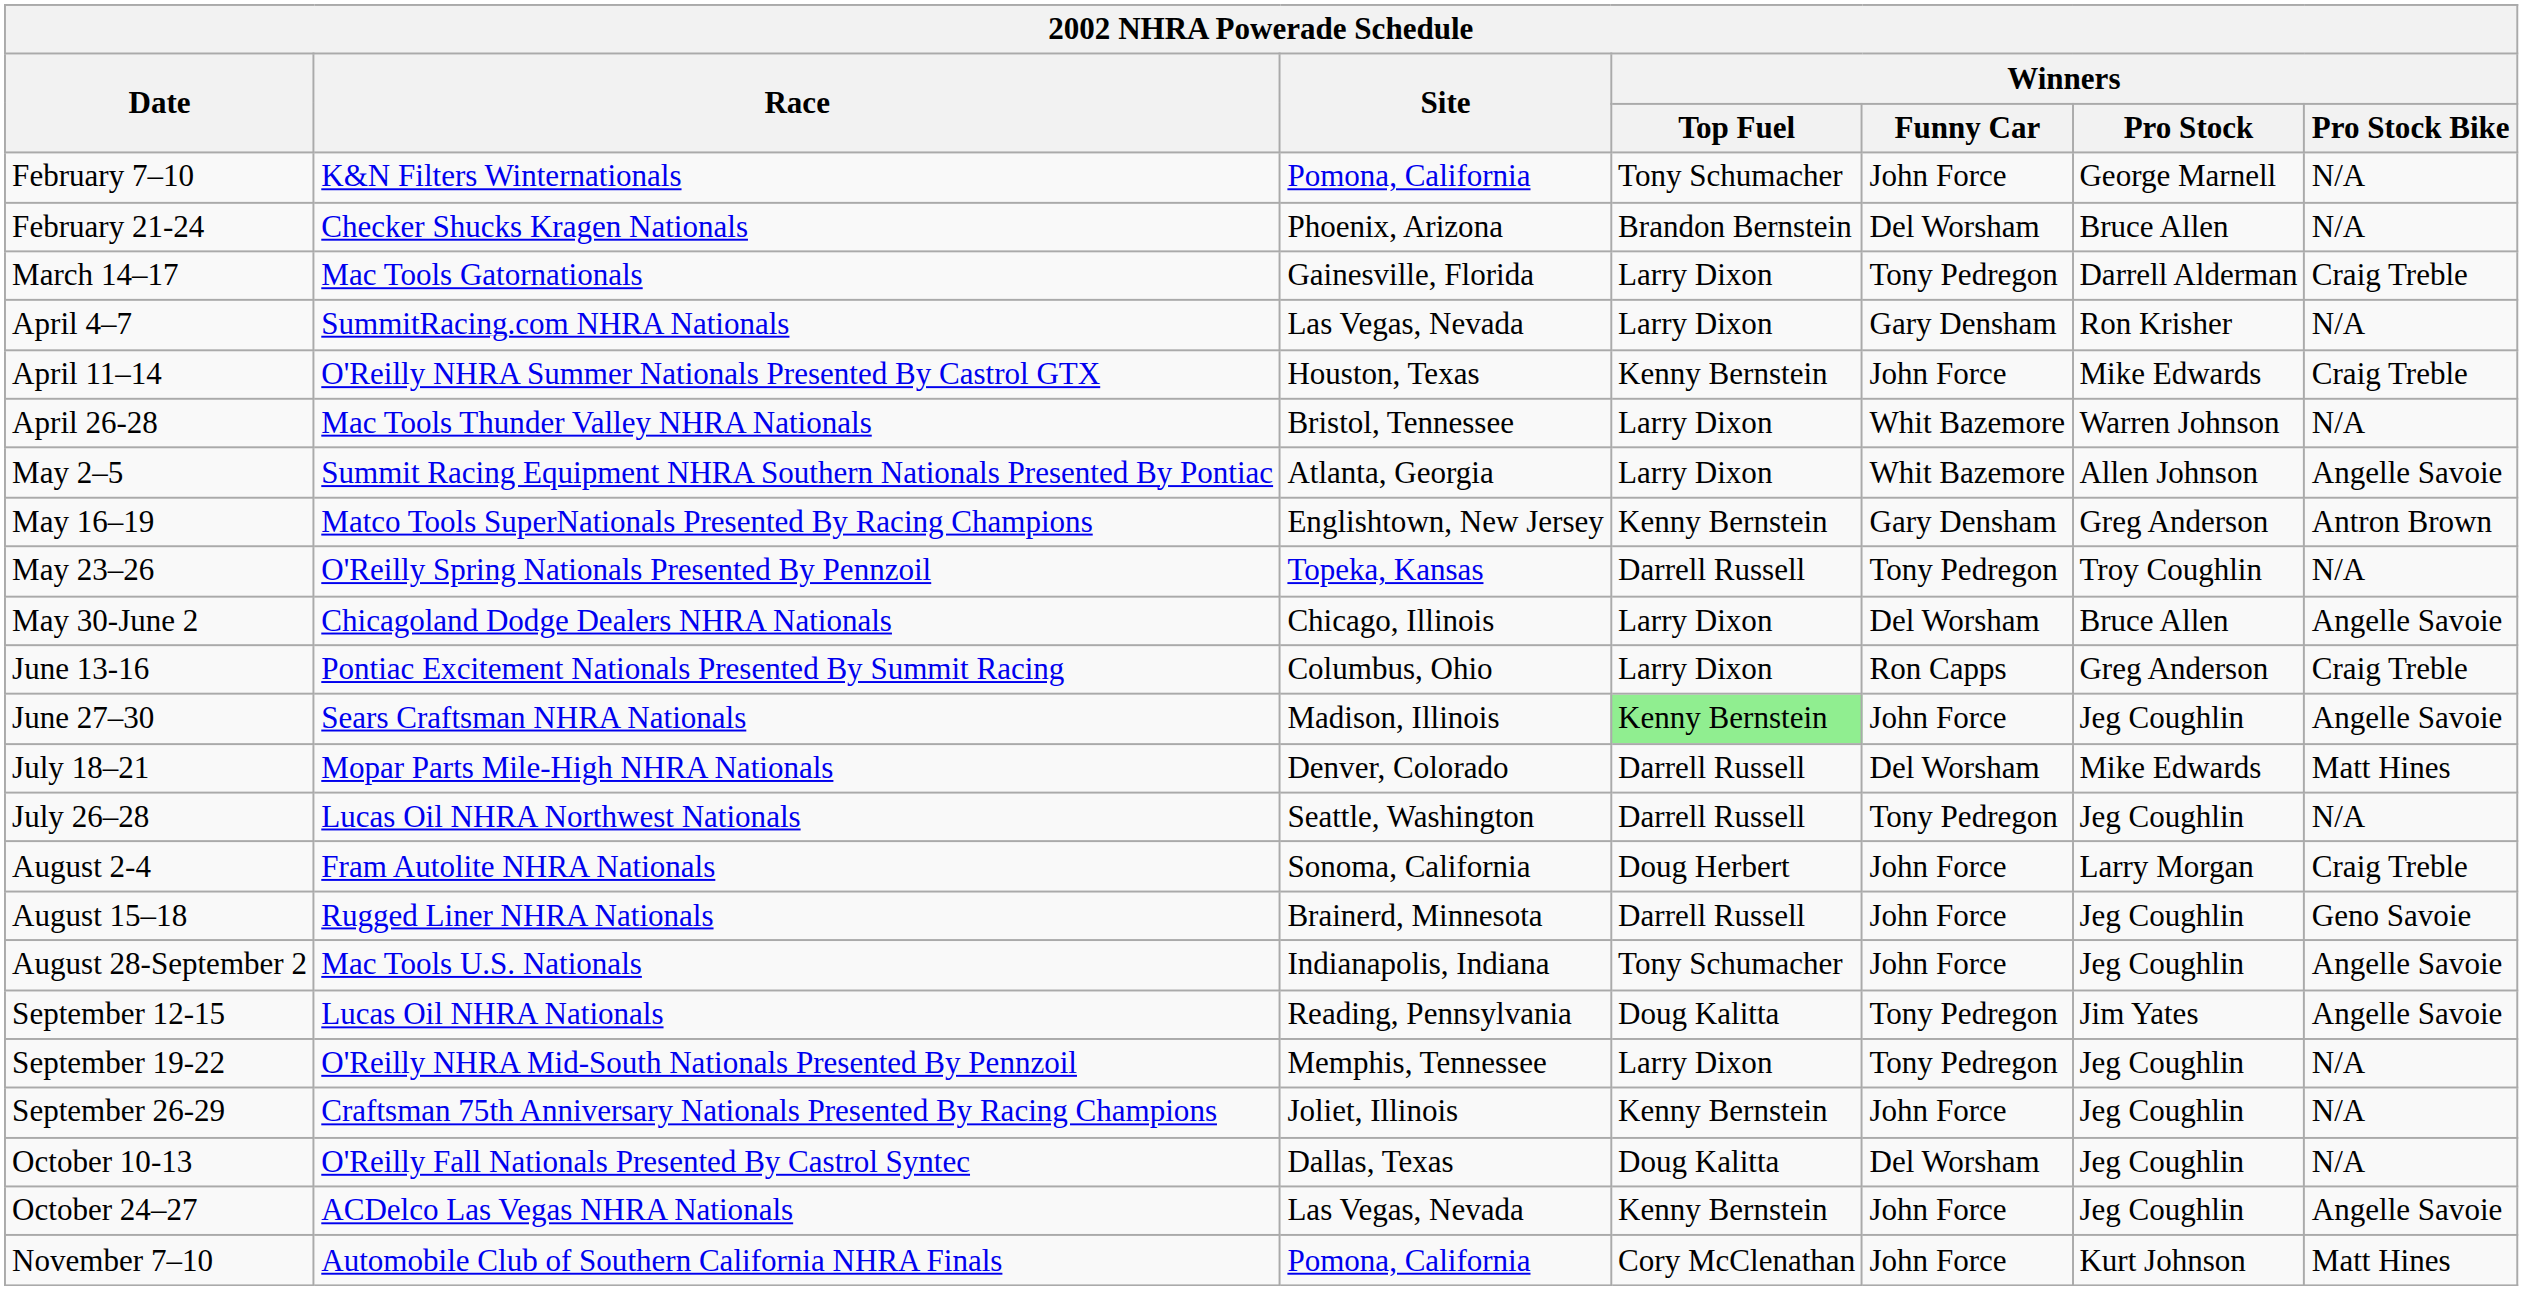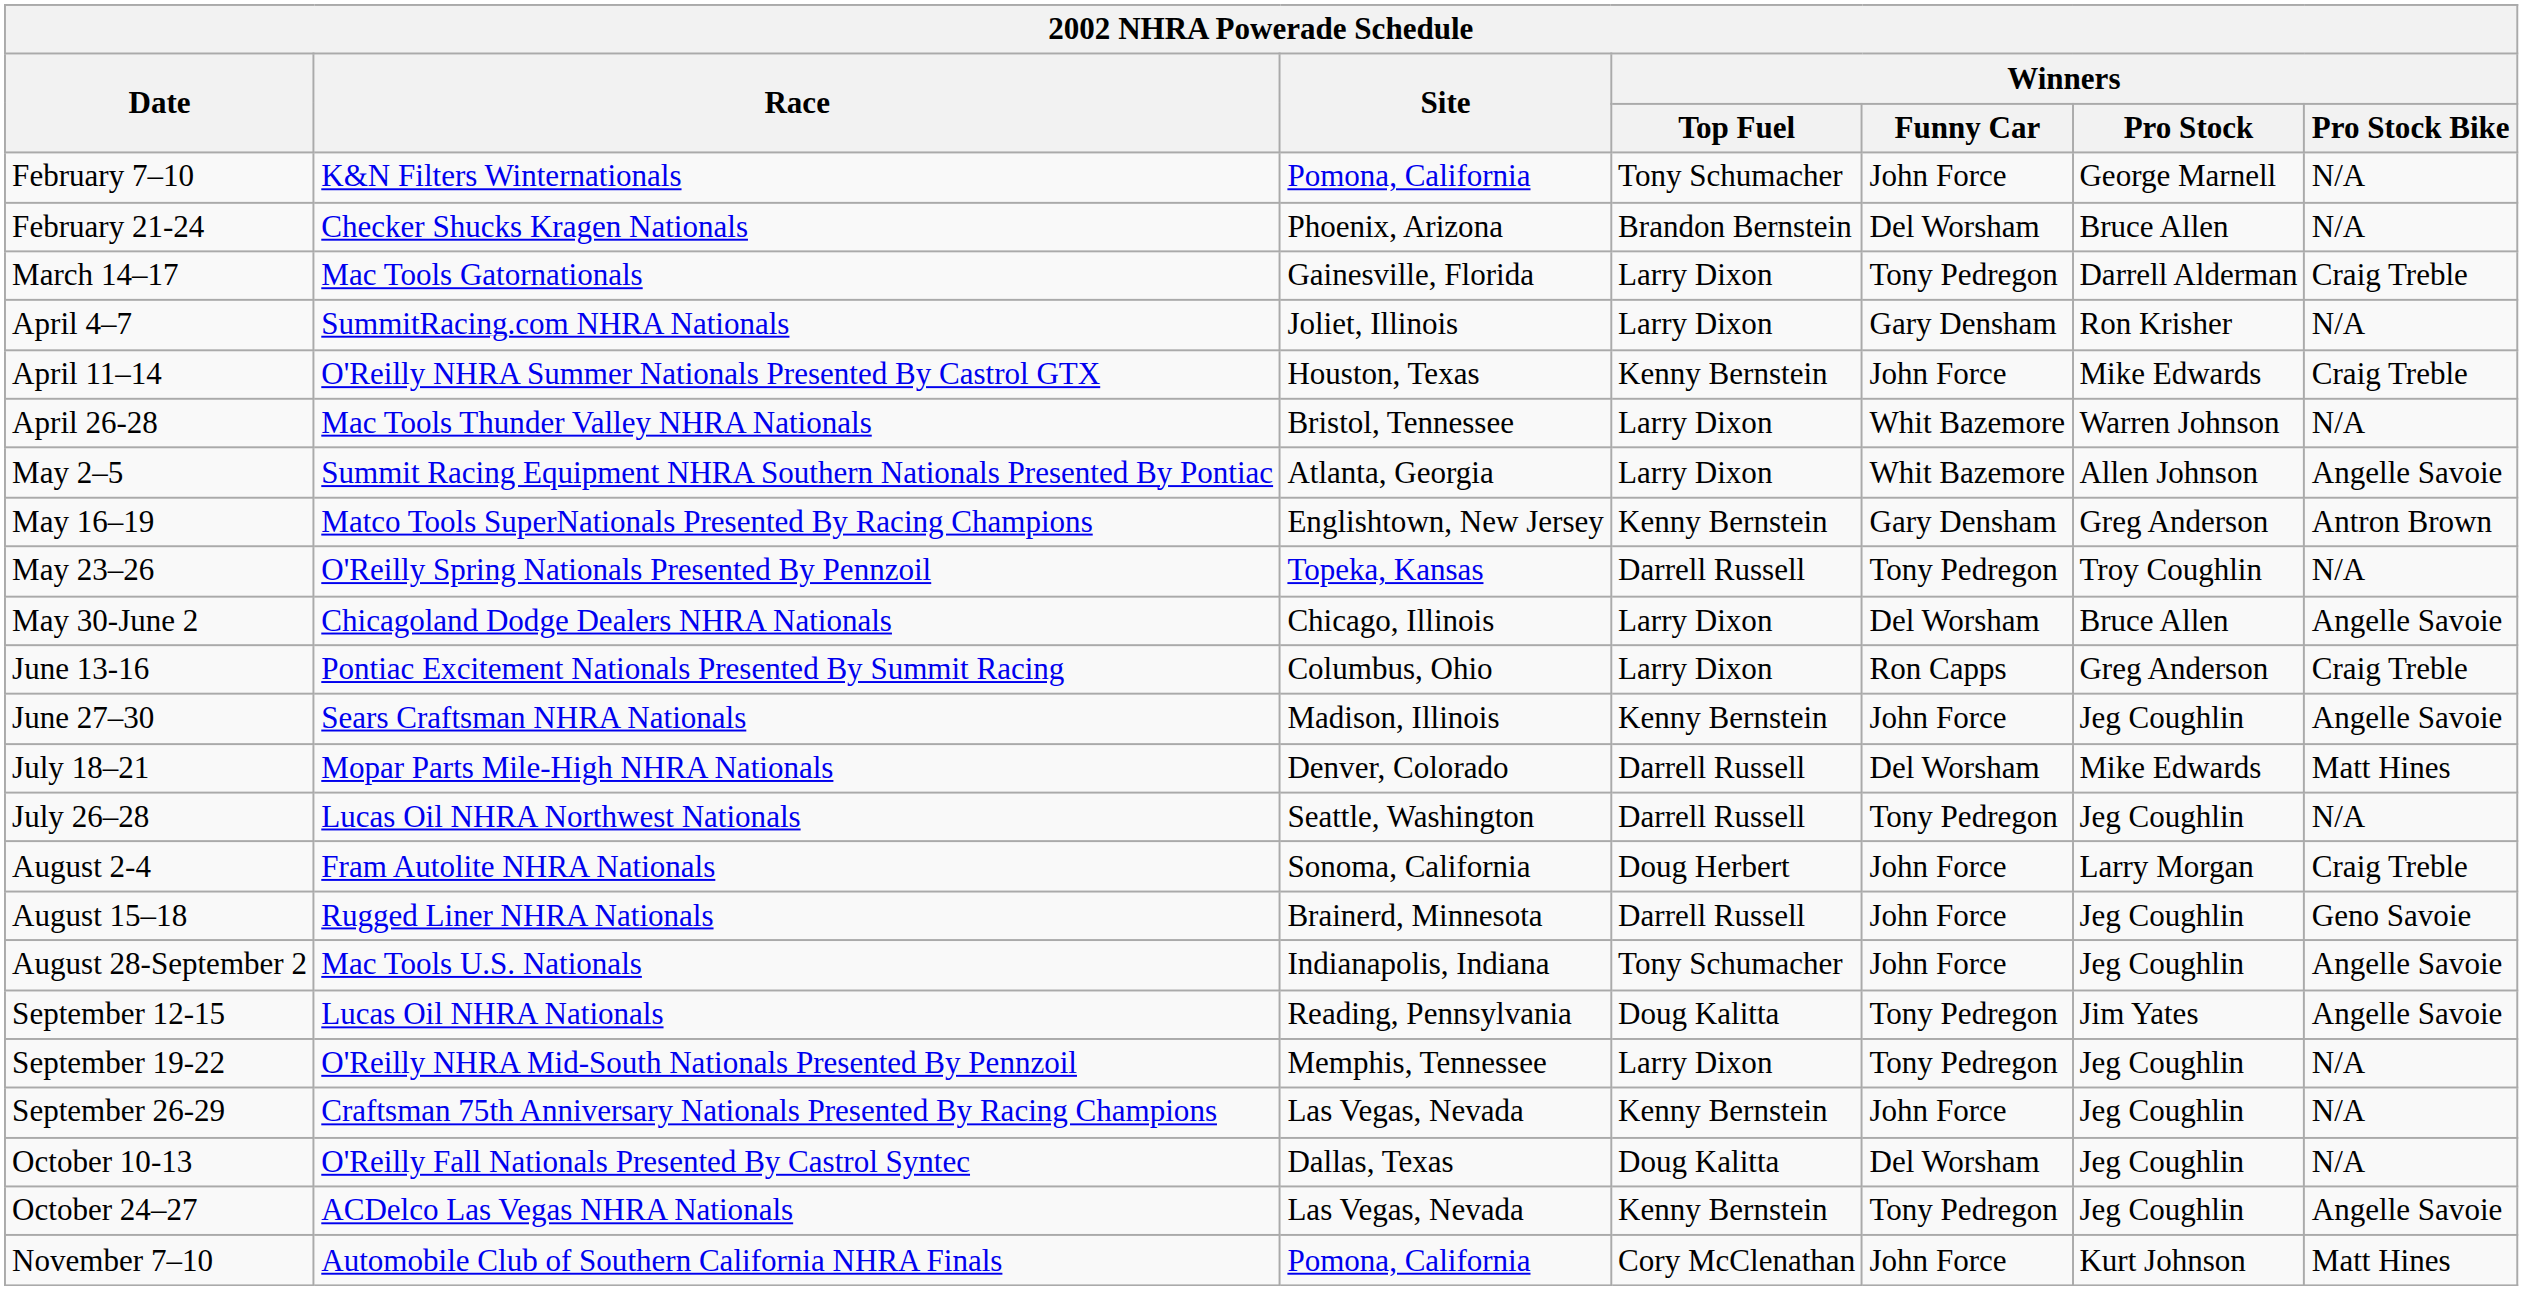(1406, 324) Las Vegas, Nevada -> (1373, 324) Joliet, Illinois
(1723, 718) lightgreen background -> (1723, 718) no background
(1373, 1112) Joliet, Illinois -> (1406, 1112) Las Vegas, Nevada
(1938, 1210) John Force -> (1964, 1210) Tony Pedregon
